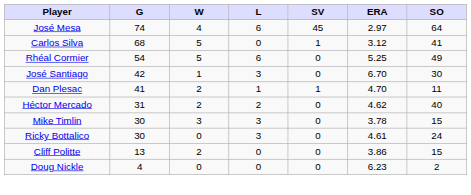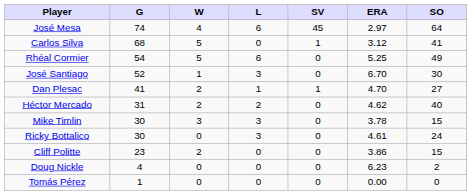(140, 74) 42 -> (140, 74) 52
(437, 89) 11 -> (437, 89) 27
(140, 151) 13 -> (140, 151) 23
+ row: (57, 182)
